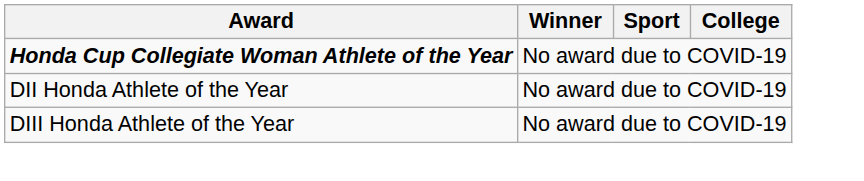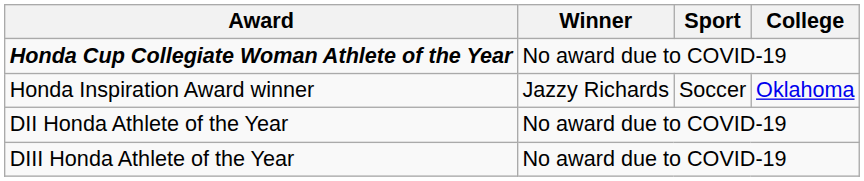+ row: (162, 90)
